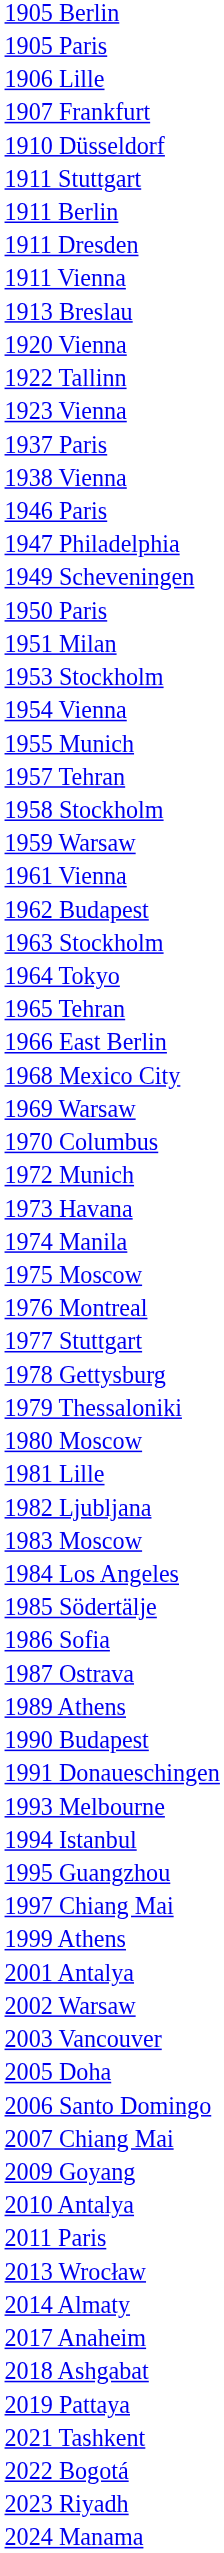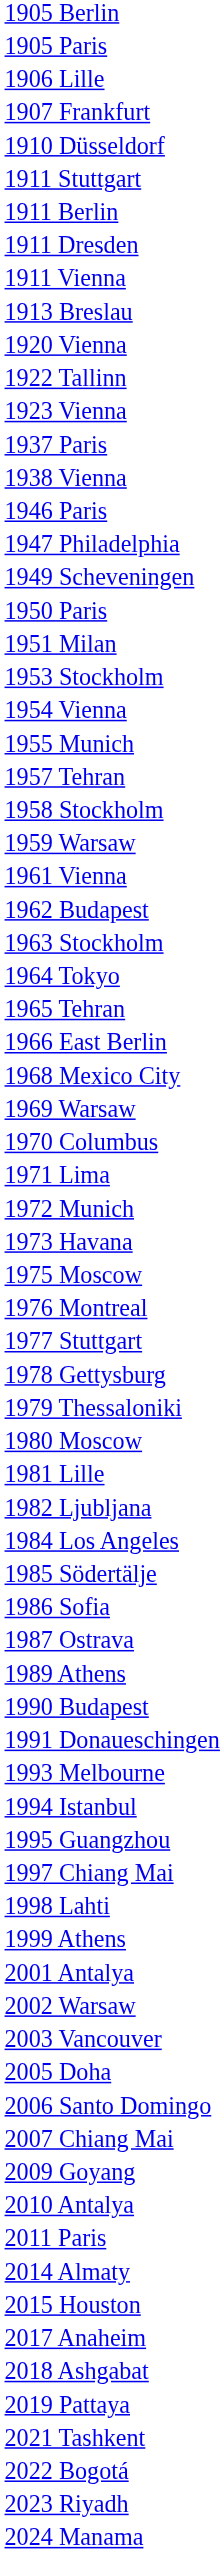+ row: (57, 1175)
- row: (66, 1242)
- row: (73, 1540)
+ row: (57, 1906)
- row: (75, 2271)
+ row: (73, 2305)
